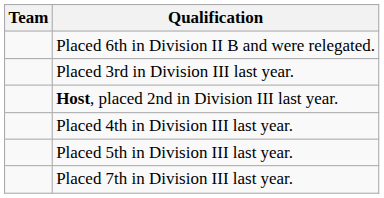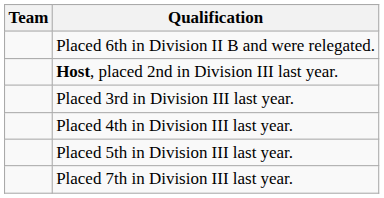rows swapped: (197, 98) <-> (175, 71)
